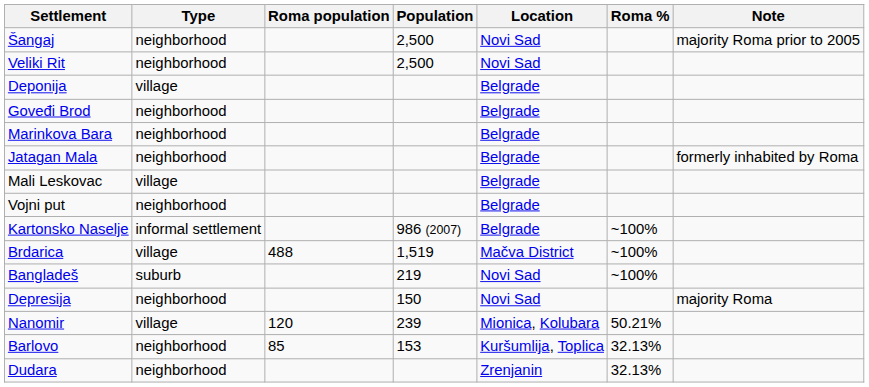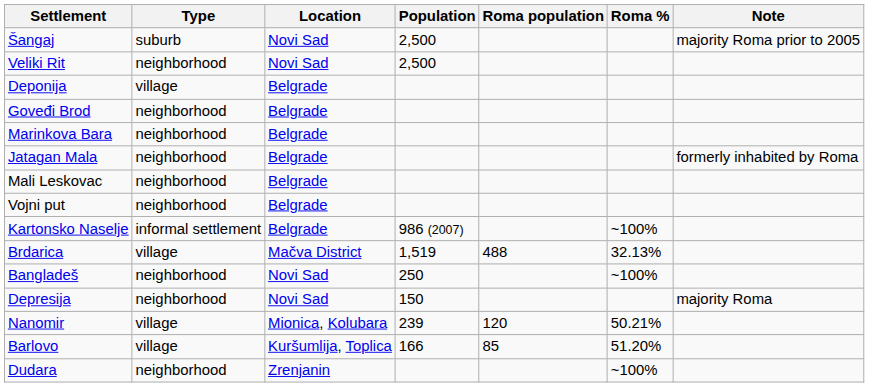columns swapped: (542, 16) <-> (329, 16)
(181, 39) neighborhood -> (158, 39) suburb
(157, 181) village -> (181, 181) neighborhood
(634, 252) ~100% -> (636, 252) 32.13%
(158, 275) suburb -> (181, 275) neighborhood
(409, 275) 219 -> (411, 275) 250
(181, 346) neighborhood -> (157, 346) village
(409, 346) 153 -> (411, 346) 166
(636, 346) 32.13% -> (636, 346) 51.20%
(636, 370) 32.13% -> (634, 370) ~100%
